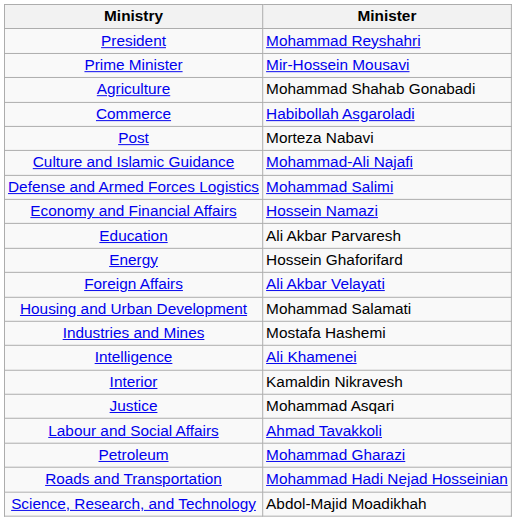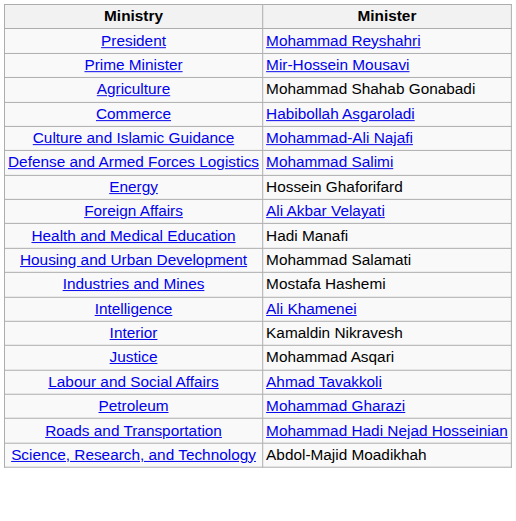- row: (134, 138)
- row: (134, 211)
- row: (134, 235)
+ row: (134, 235)
